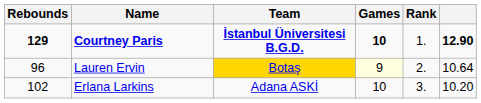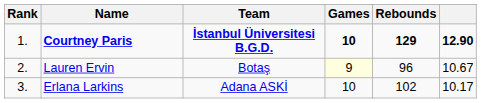columns swapped: (421, 14) <-> (38, 14)
(285, 68) gold background -> (254, 68) no background
(458, 68) 10.64 -> (458, 68) 10.67
(458, 87) 10.20 -> (458, 87) 10.17
